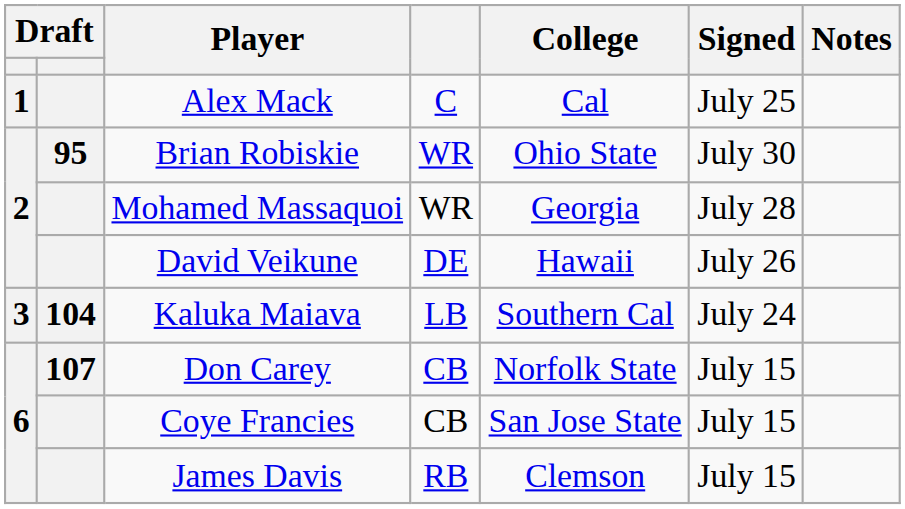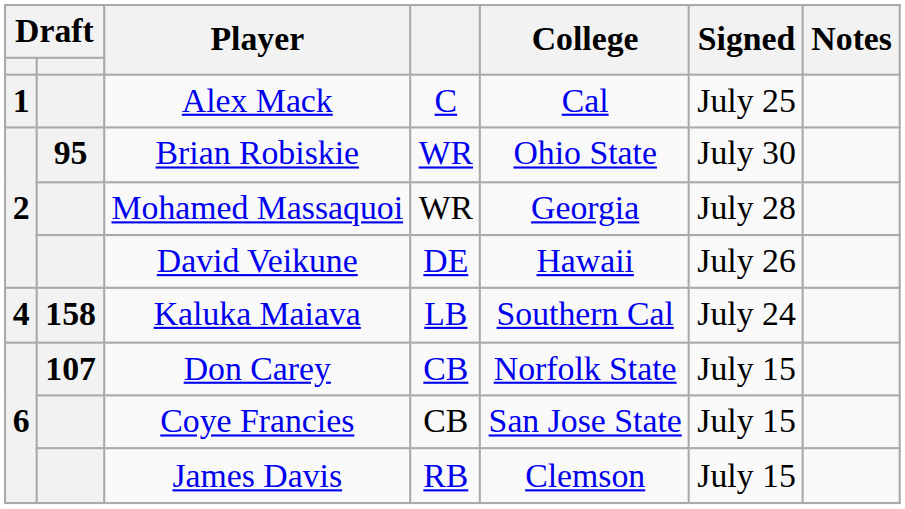(21, 314) 3 -> (21, 314) 4
(71, 314) 104 -> (71, 314) 158
